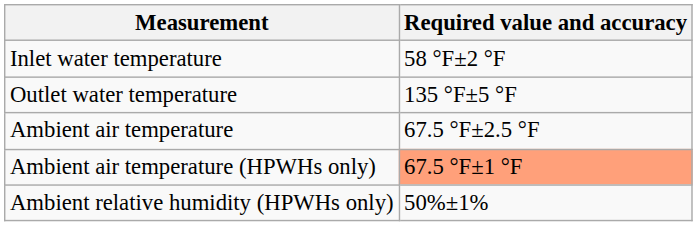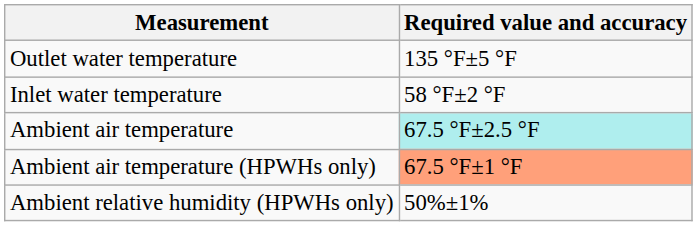rows swapped: (116, 58) <-> (123, 94)
(472, 130) no background -> (472, 130) paleturquoise background
